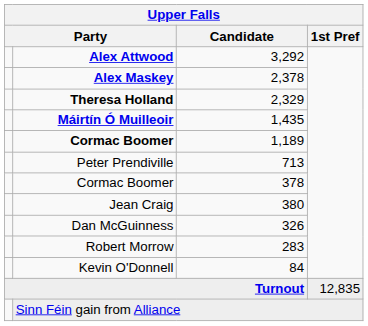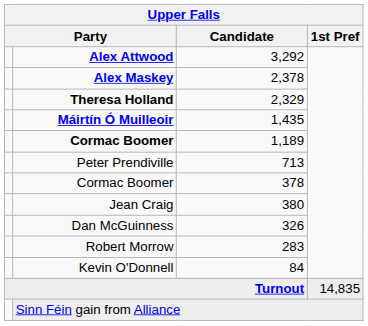(340, 288) 12,835 -> (340, 288) 14,835
